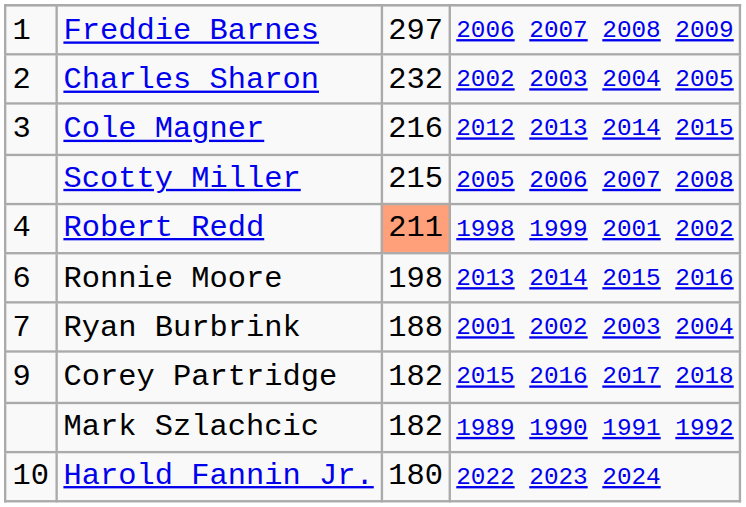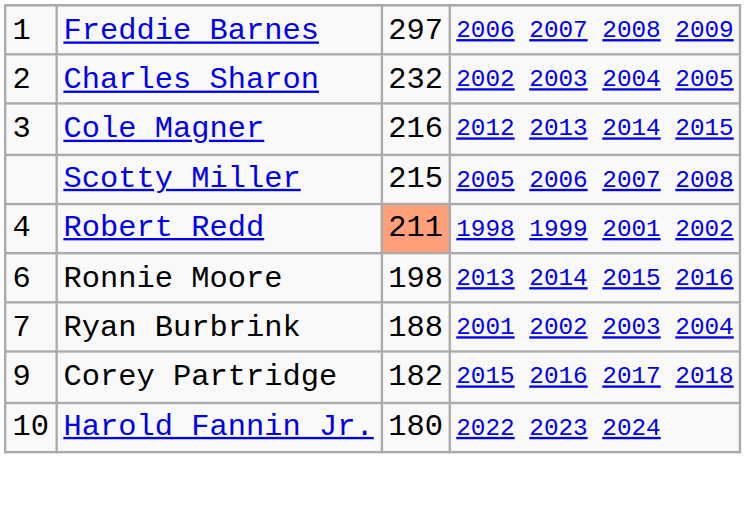- row: (191, 427)
